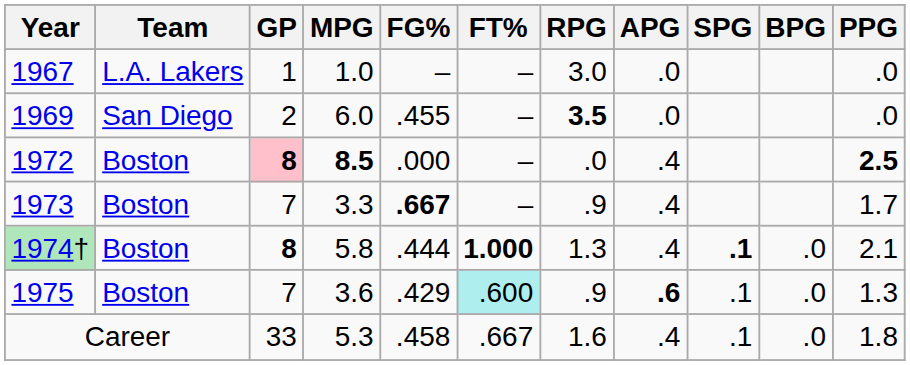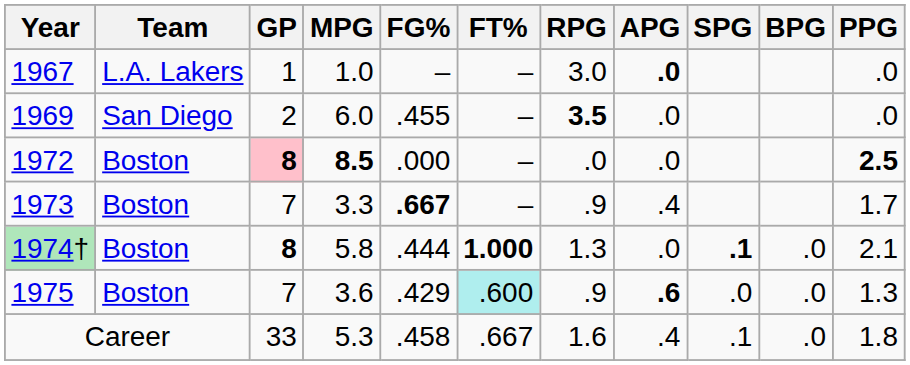(669, 72) normal -> (669, 72) bold
(669, 160) .4 -> (669, 160) .0
(669, 249) .4 -> (669, 249) .0
(741, 293) .1 -> (741, 293) .0
